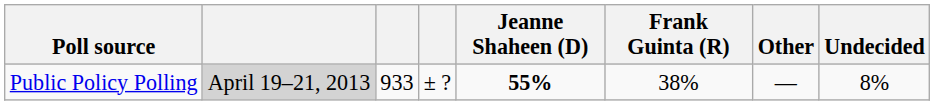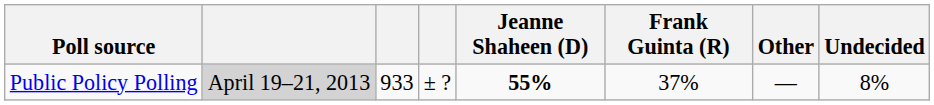(678, 81) 38% -> (678, 81) 37%
